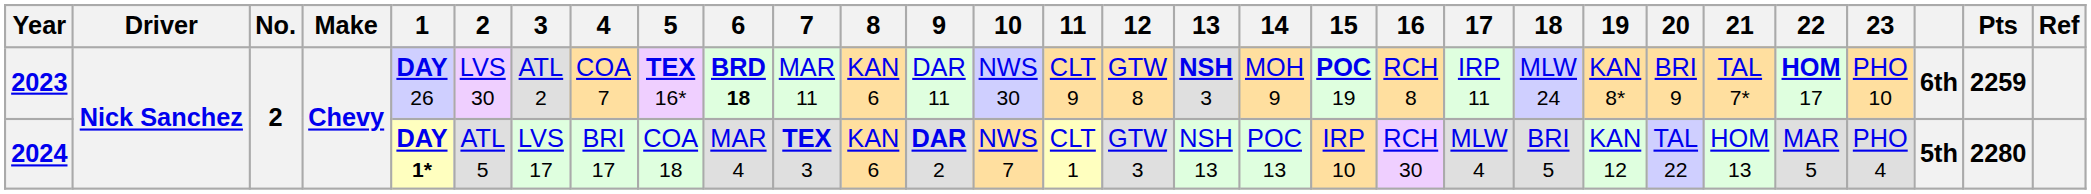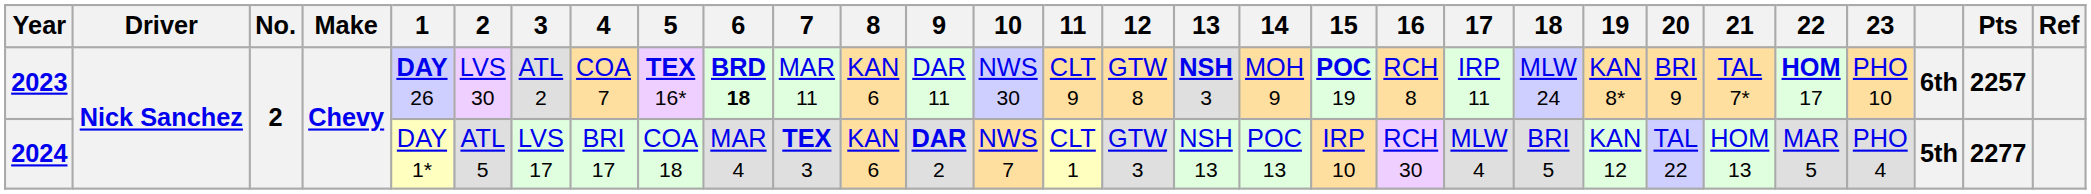(1998, 82) 2259 -> (1998, 82) 2257
(422, 154) bold -> (422, 153) normal
(1998, 154) 2280 -> (1998, 154) 2277
